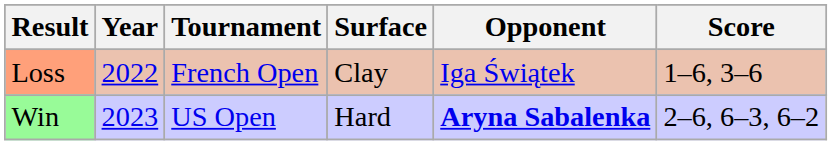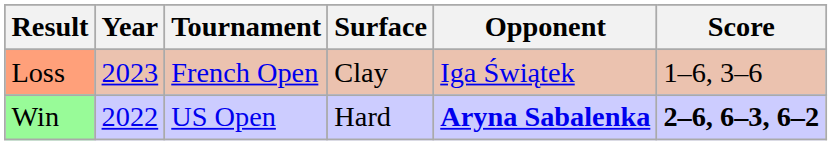(130, 71) 2022 -> (130, 71) 2023
(130, 116) 2023 -> (130, 116) 2022
(741, 116) normal -> (741, 116) bold
